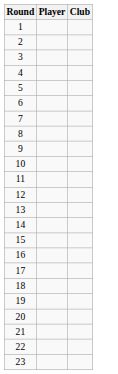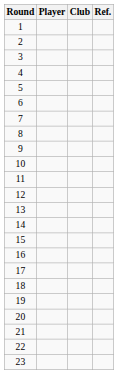+ column: (103, 12)
